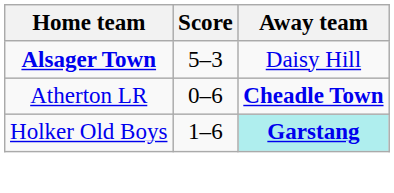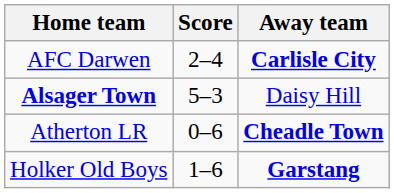+ row: (89, 59)
(313, 132) paleturquoise background -> (313, 168) no background
